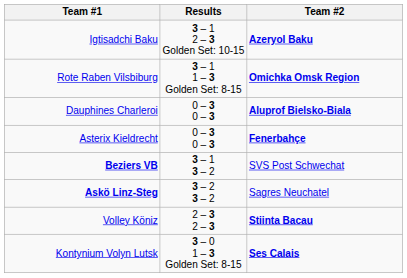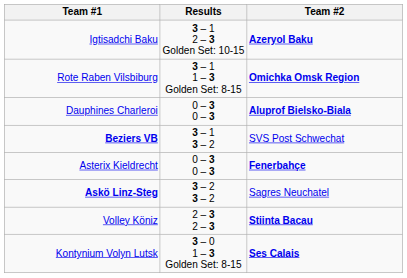rows swapped: (132, 166) <-> (119, 138)
